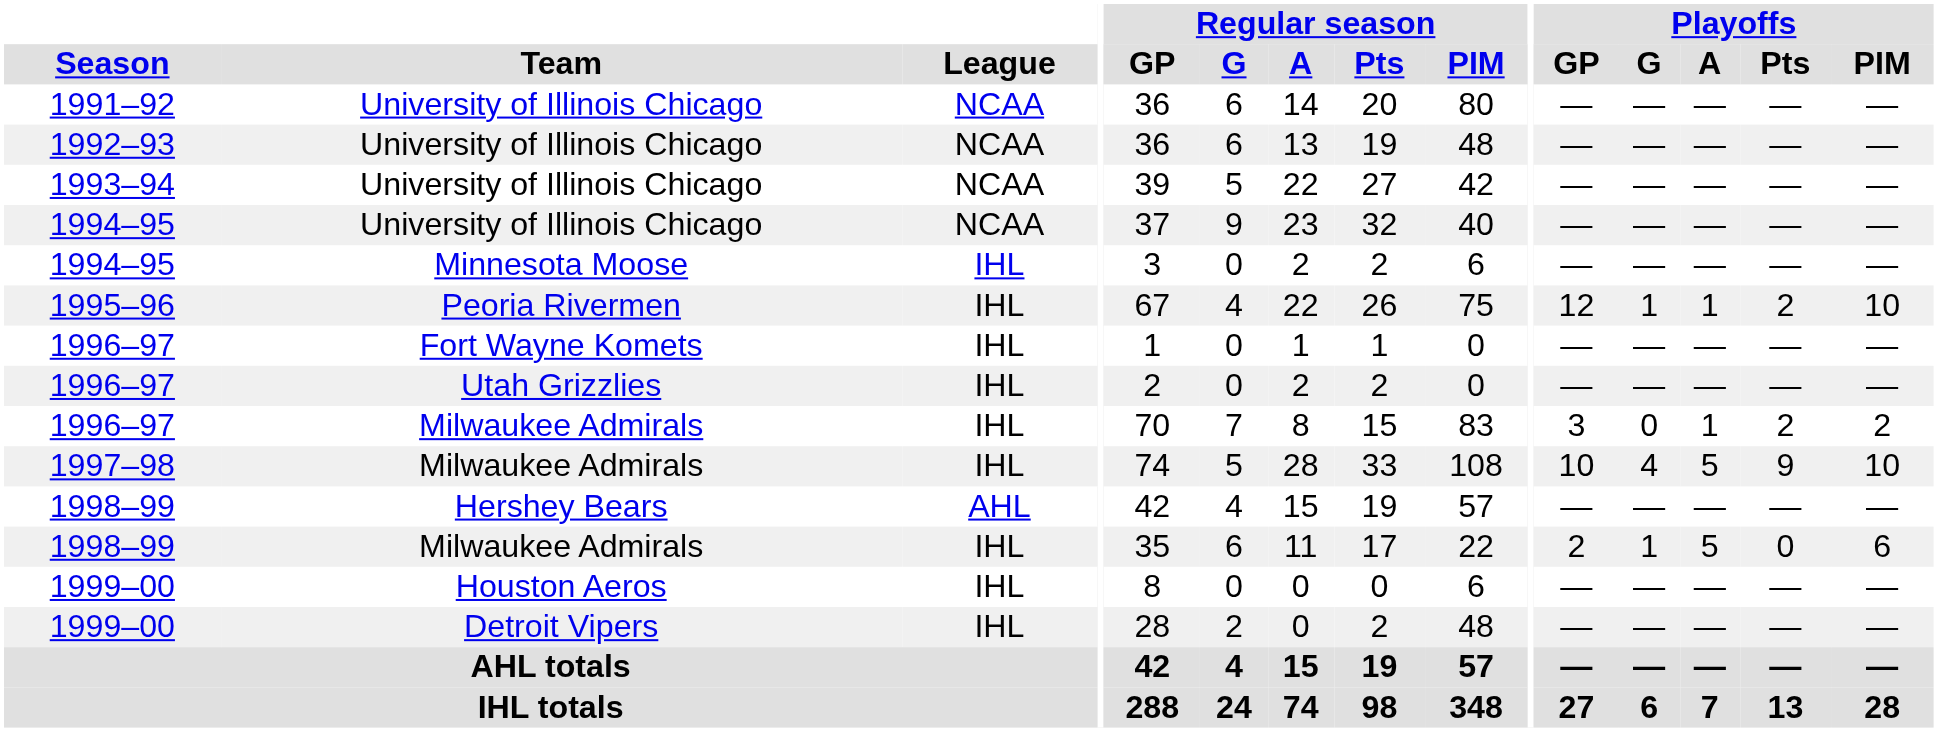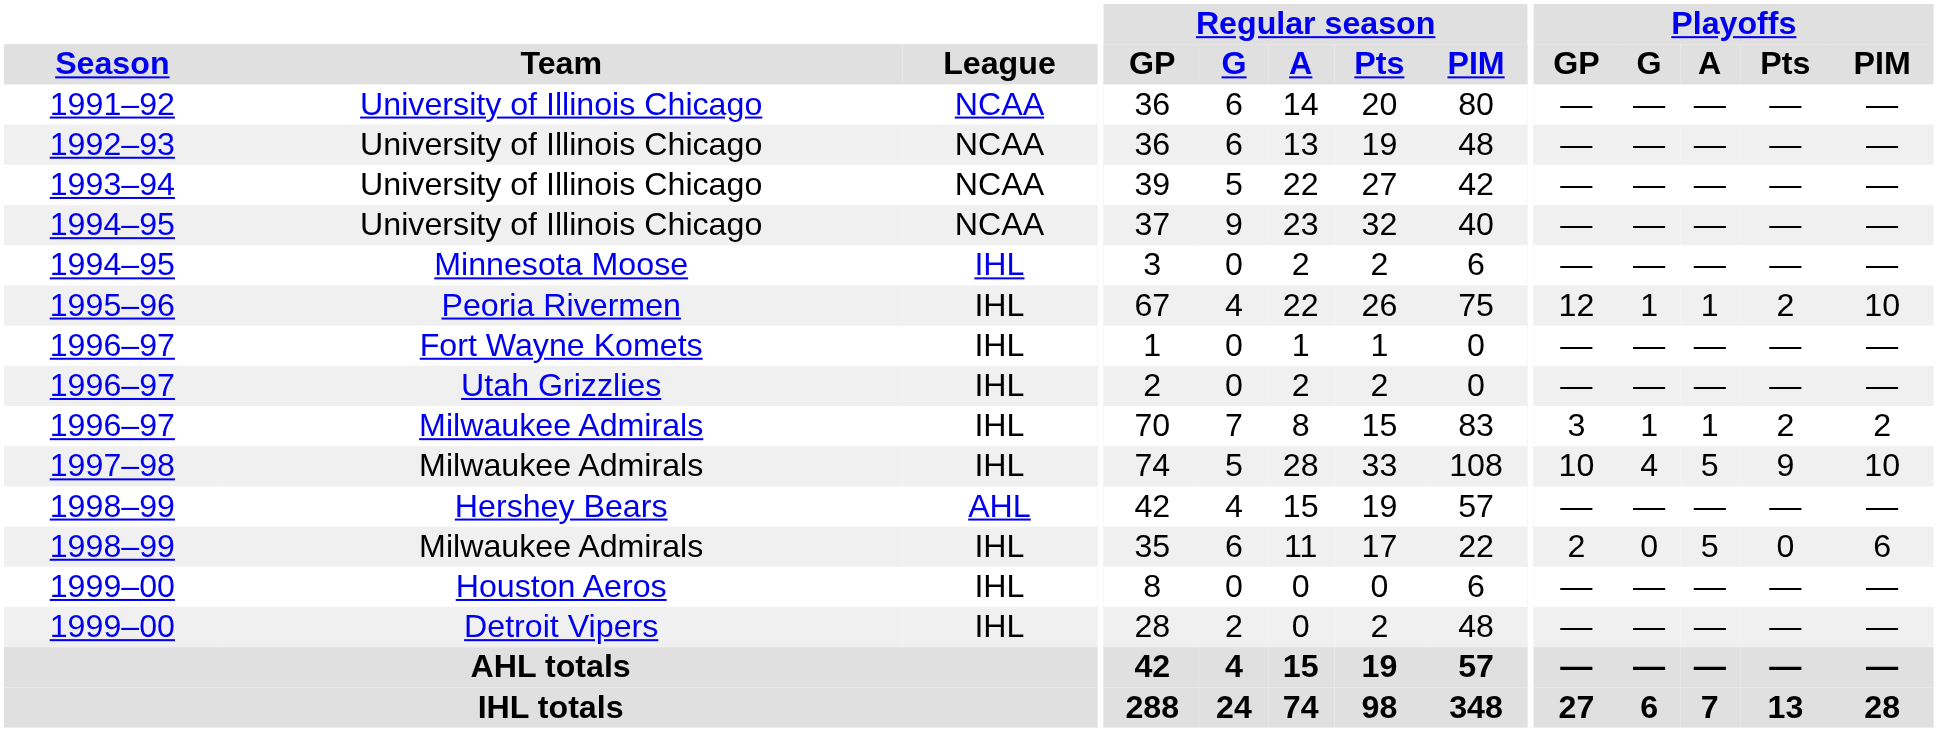(1649, 425) 0 -> (1649, 425) 1
(1649, 546) 1 -> (1649, 546) 0
